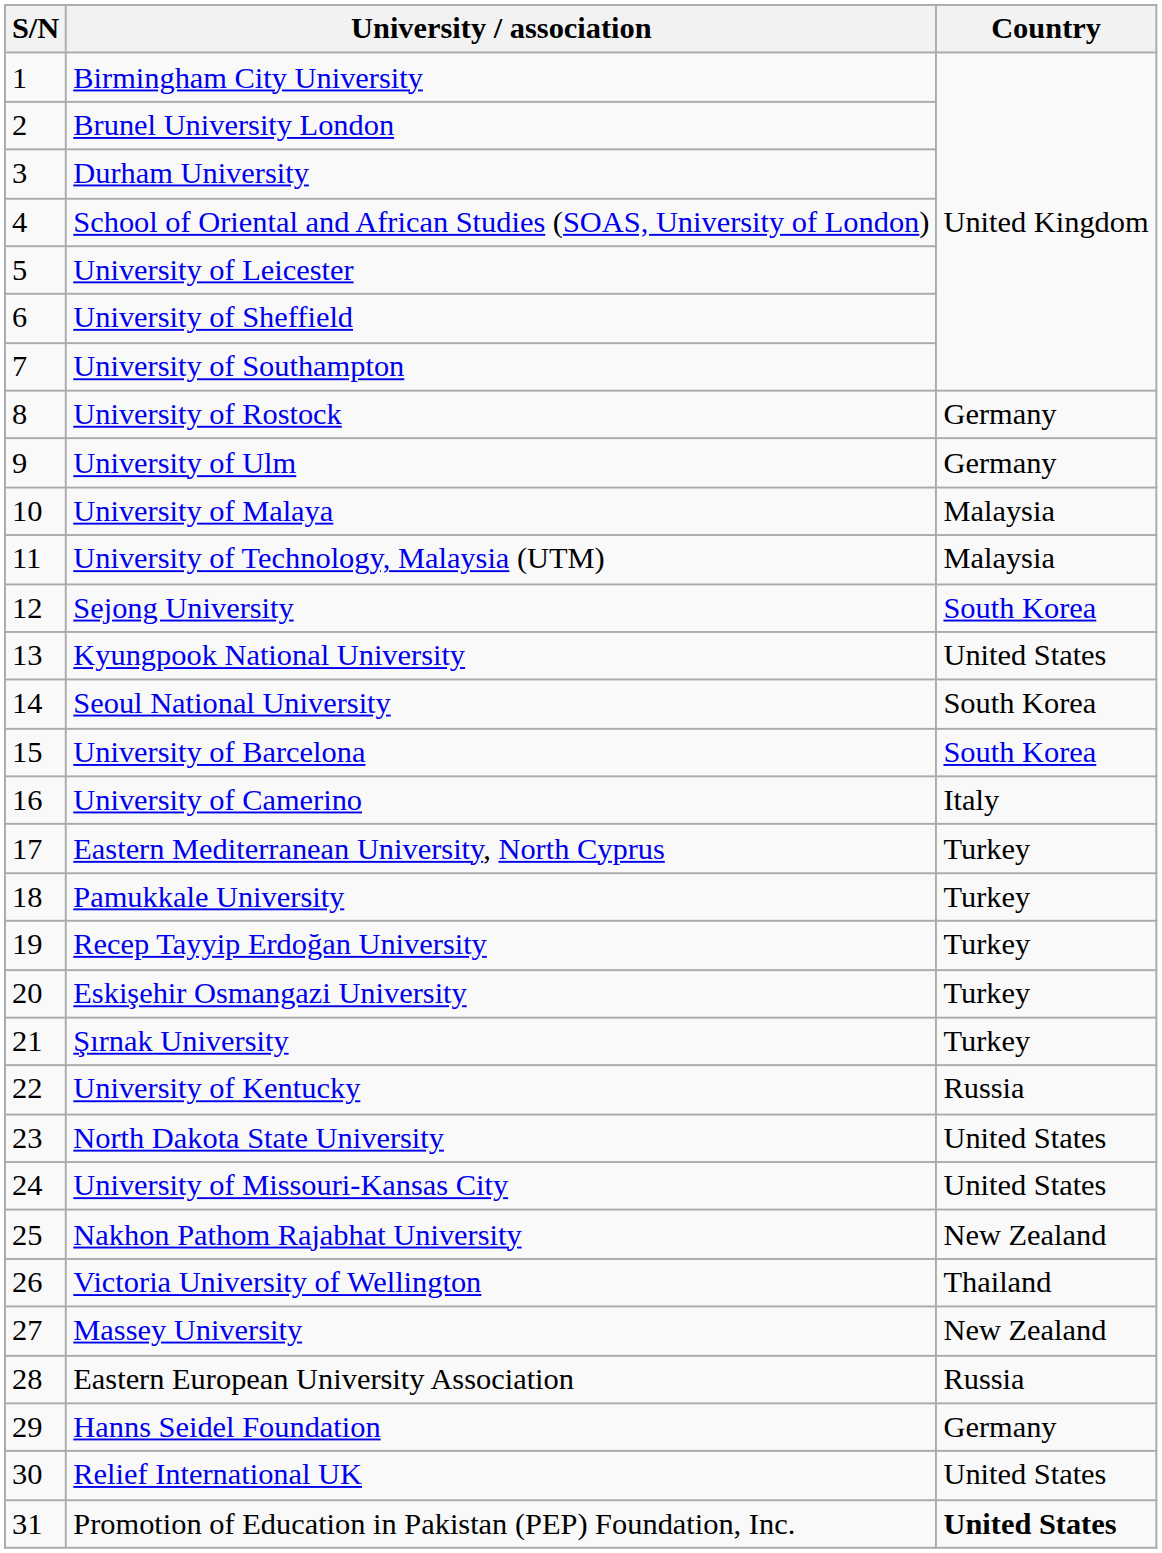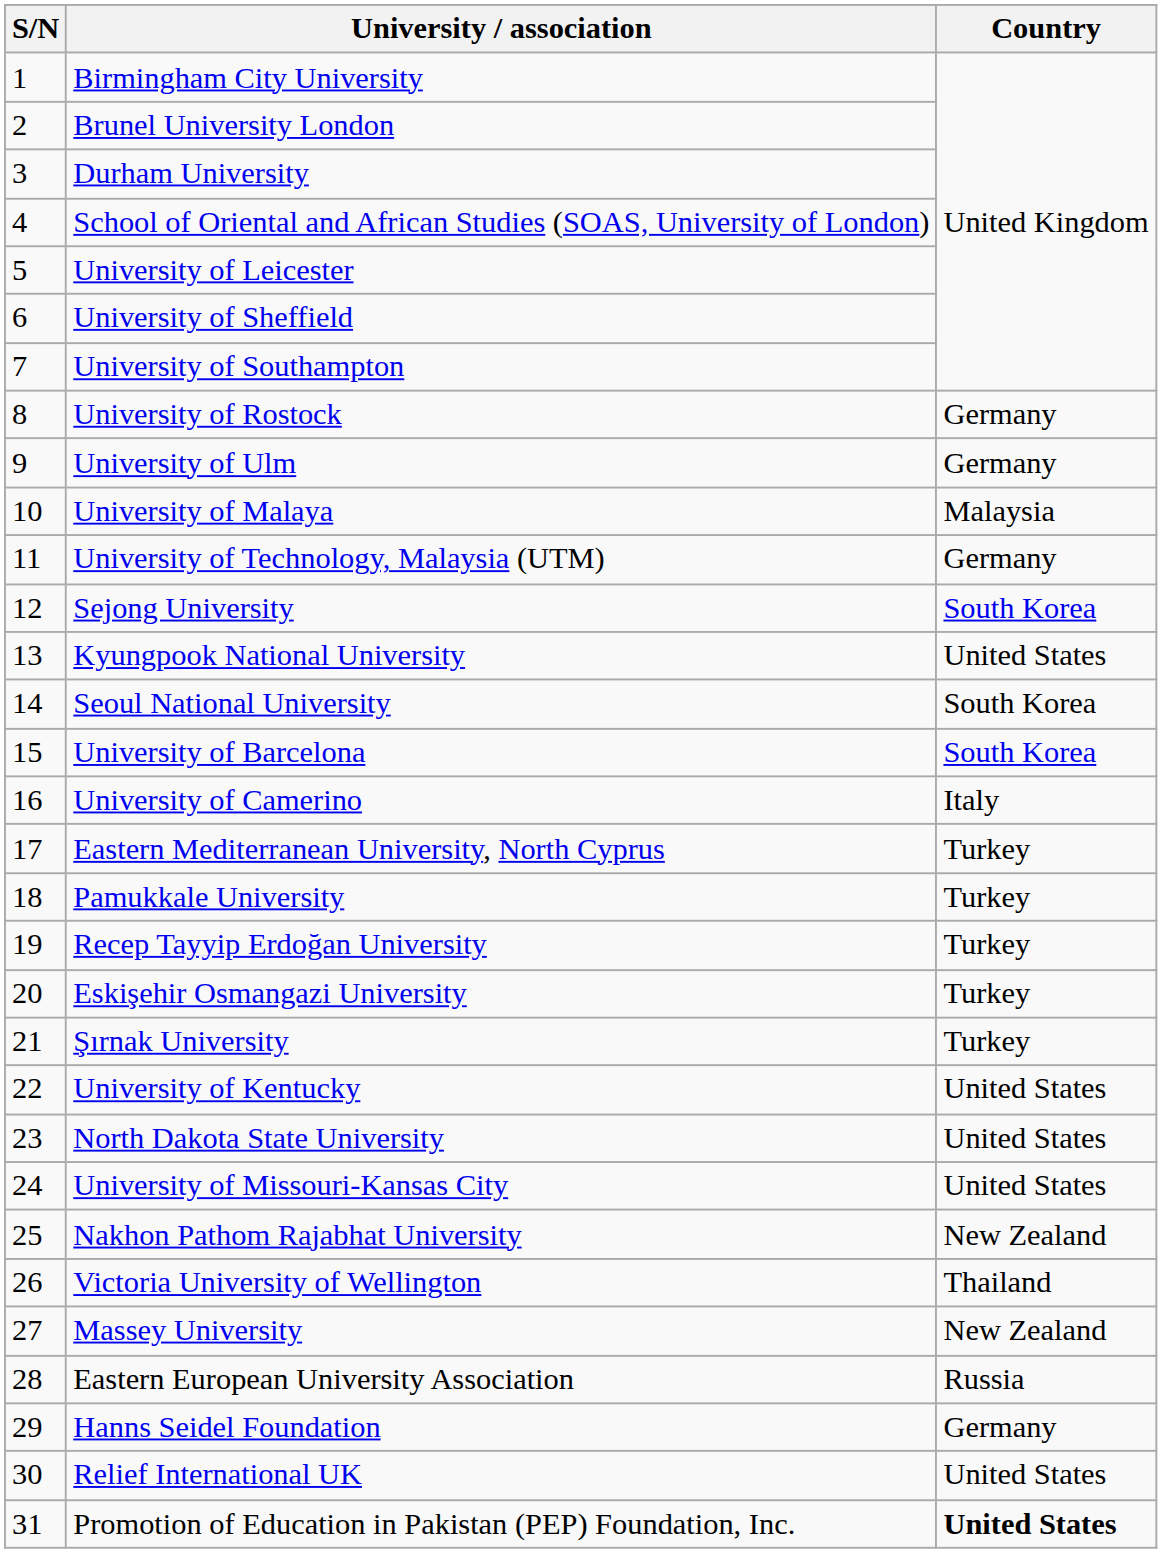(999, 558) Malaysia -> (1000, 558) Germany
(984, 1089) Russia -> (1025, 1089) United States
